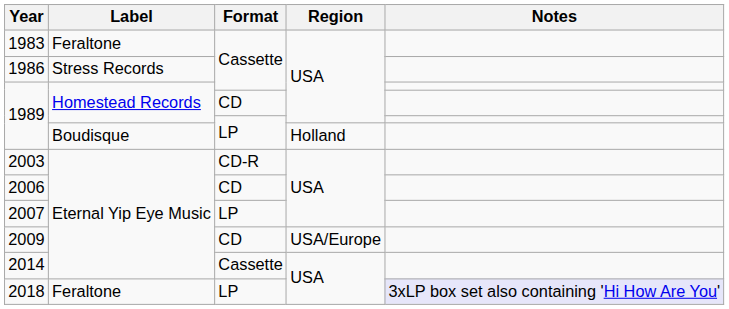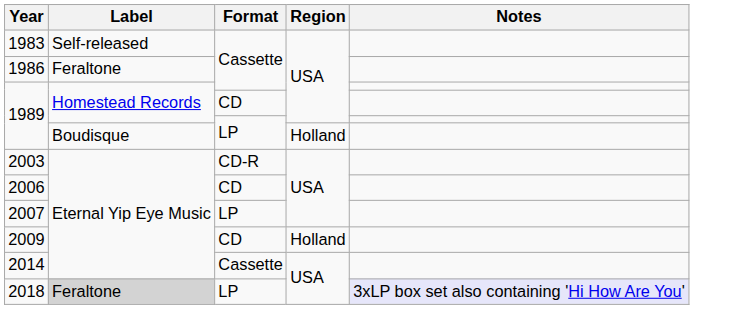(87, 43) Feraltone -> (100, 43) Self-released
(108, 69) Stress Records -> (87, 69) Feraltone
(336, 239) USA/Europe -> (318, 239) Holland
(87, 291) no background -> (87, 291) lightgrey background
